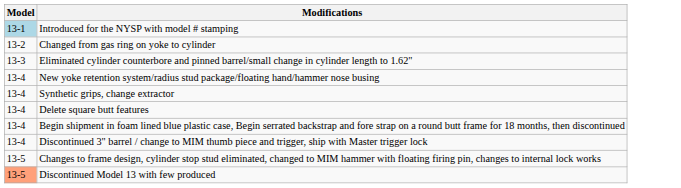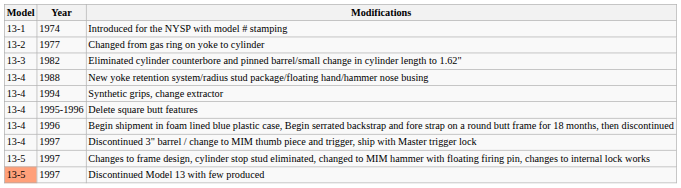+ column: (61, 12)
(16, 28) lightblue background -> (16, 28) no background
